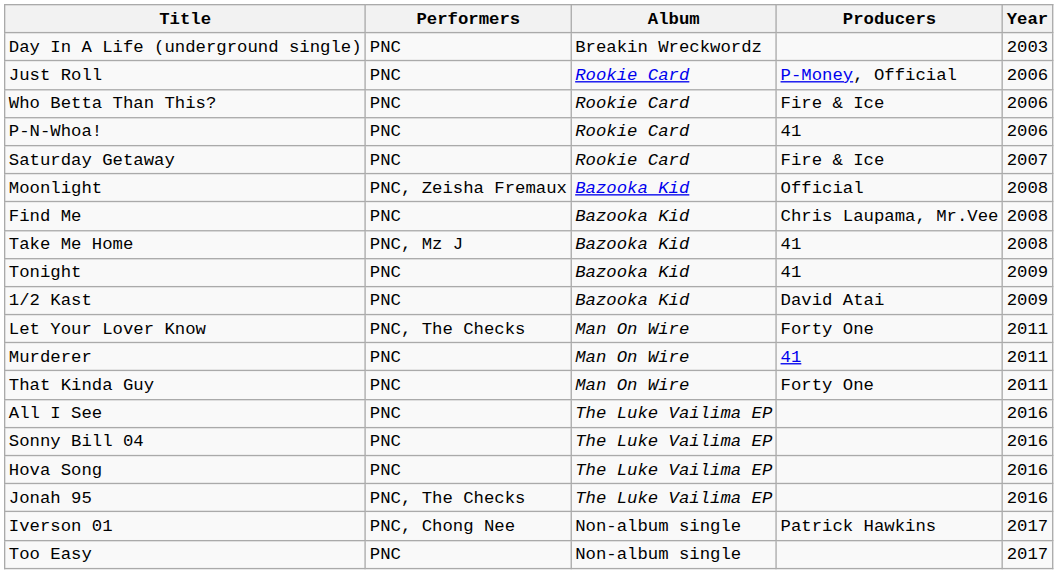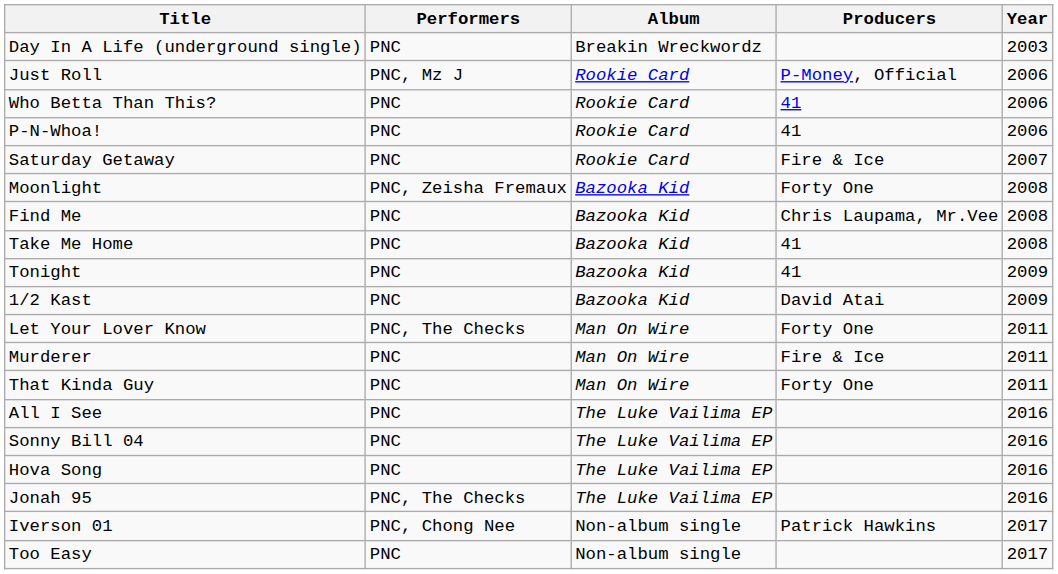(385, 75) PNC -> (416, 75) PNC, Mz J
(832, 103) Fire & Ice -> (791, 103) 41
(822, 188) Official -> (827, 188) Forty One
(416, 244) PNC, Mz J -> (385, 244) PNC
(791, 357) 41 -> (832, 357) Fire & Ice
